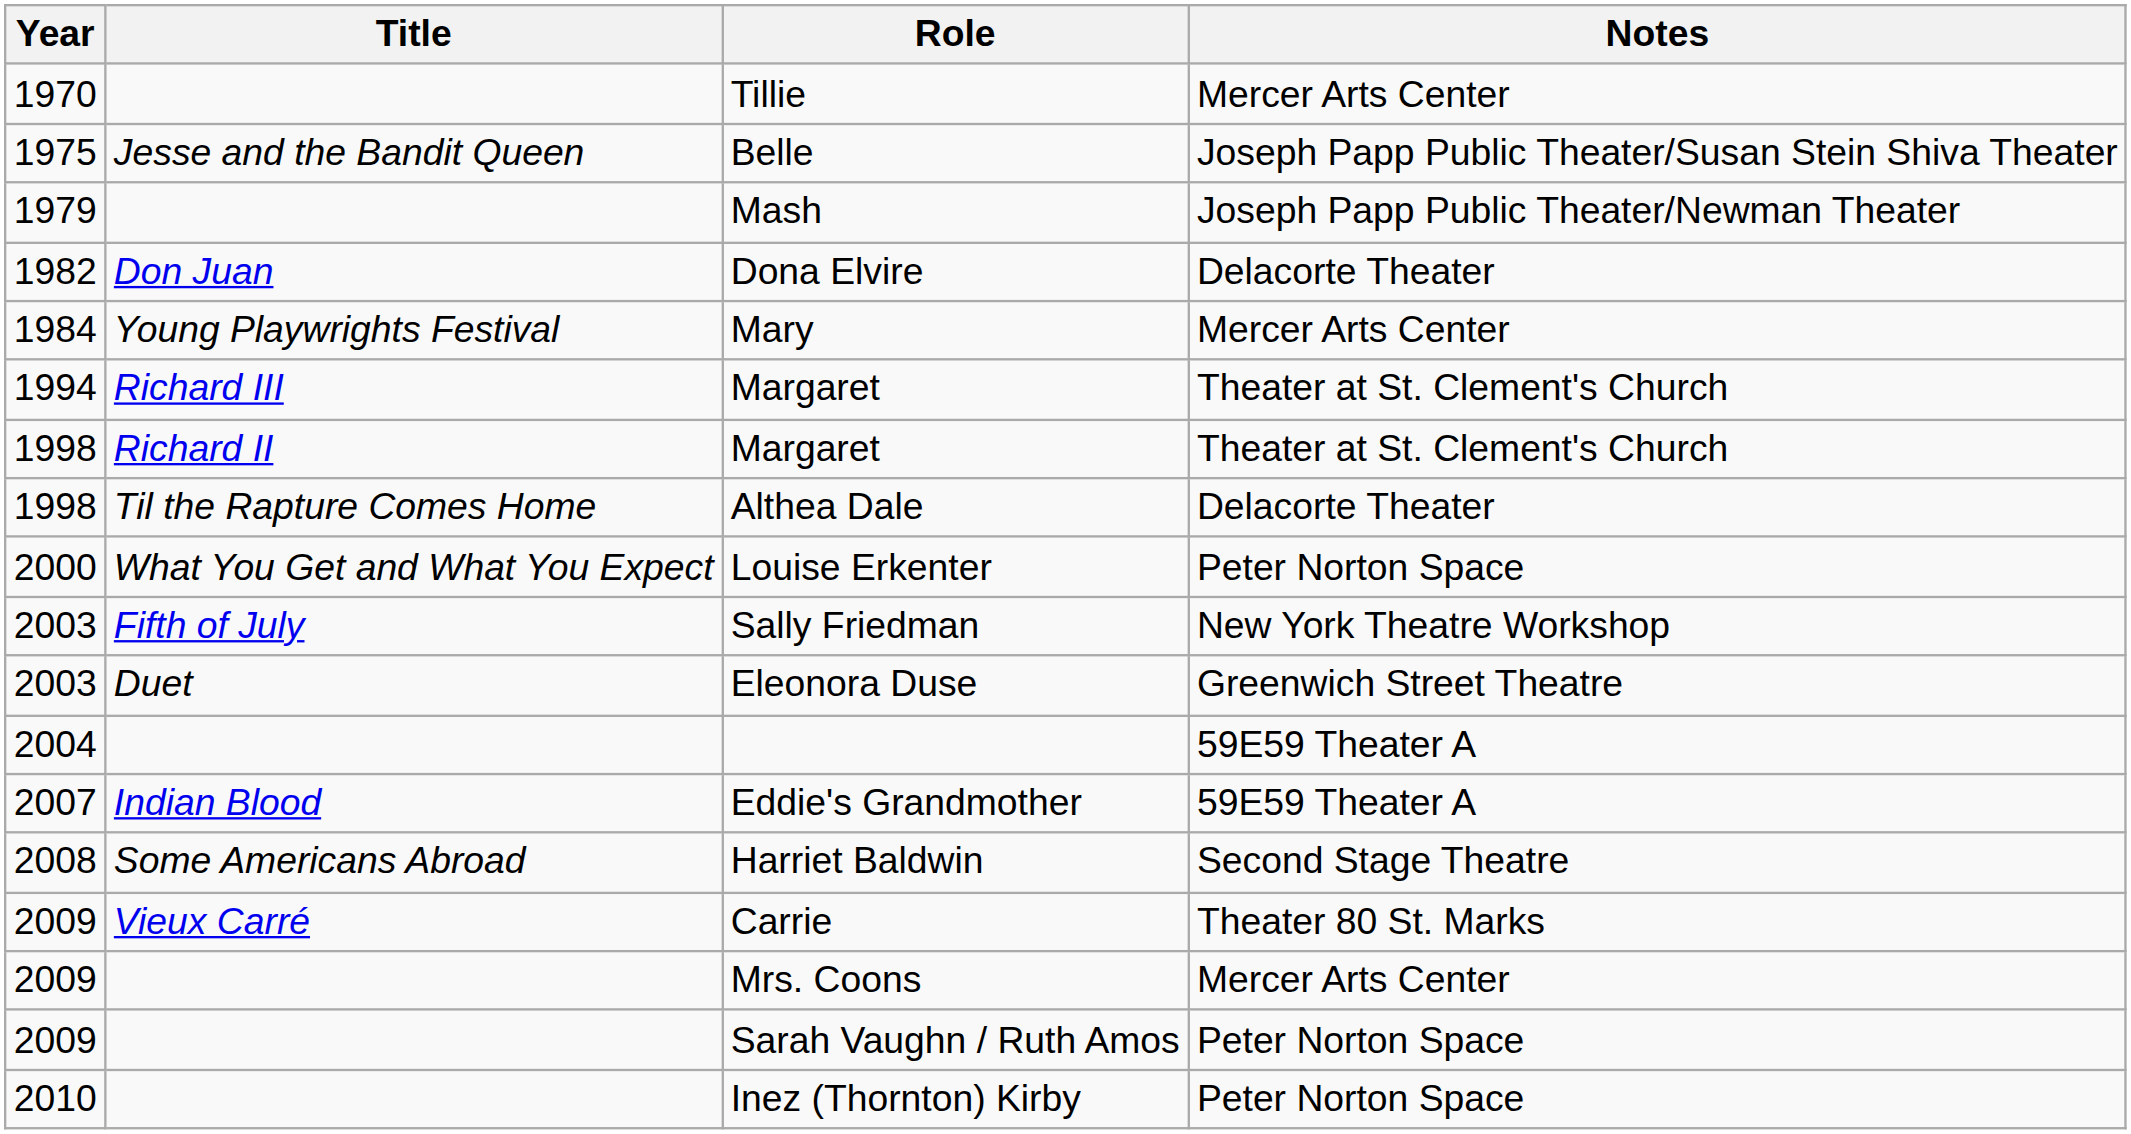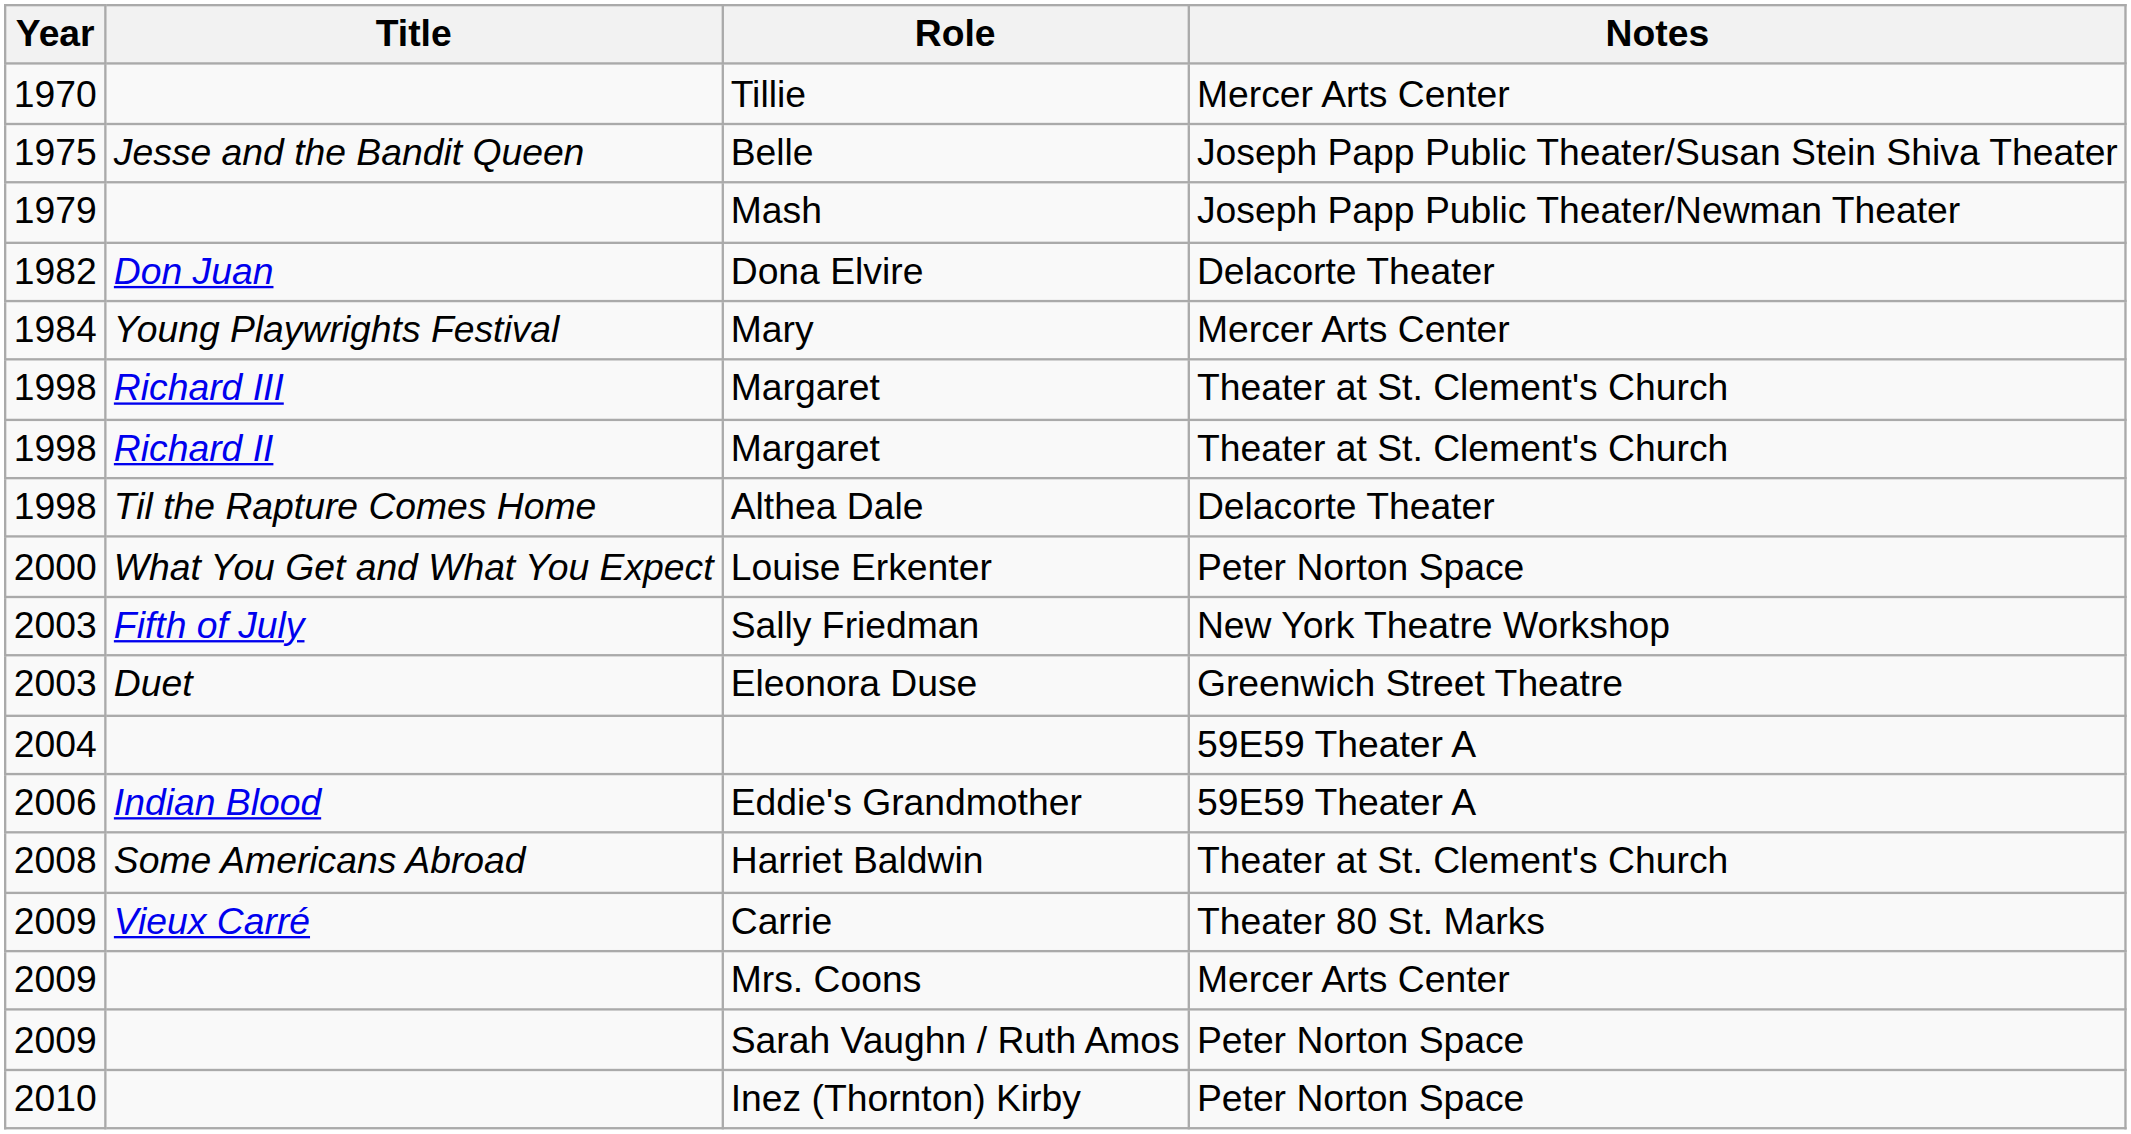(55, 388) 1994 -> (55, 388) 1998
(55, 802) 2007 -> (55, 802) 2006
(1383, 861) Second Stage Theatre -> (1463, 861) Theater at St. Clement's Church
